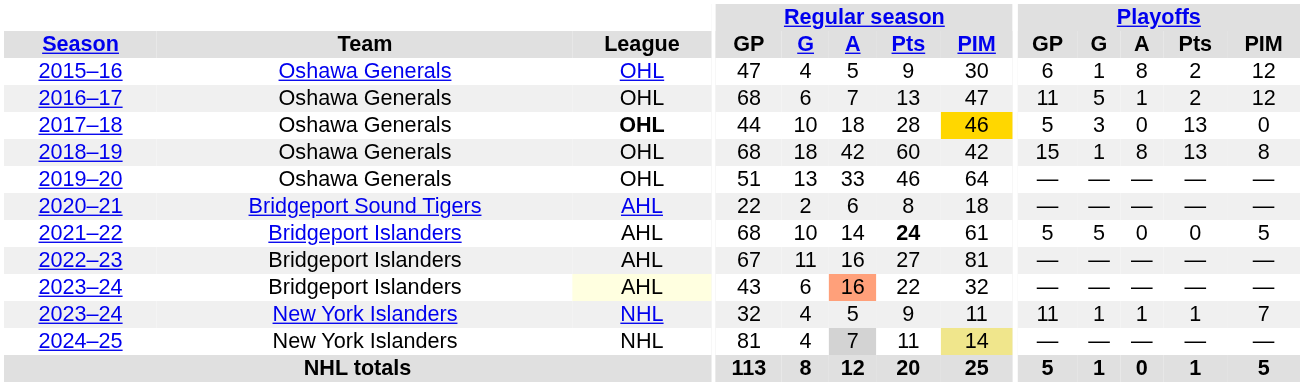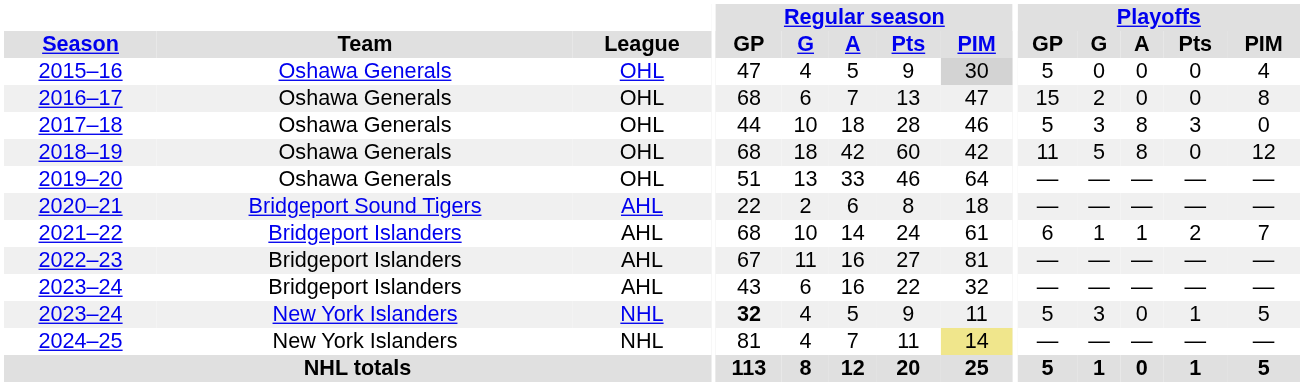(977, 71) no background -> (977, 71) lightgrey background
(1048, 71) 6 -> (1048, 71) 5
(1099, 71) 1 -> (1099, 71) 0
(1142, 71) 8 -> (1142, 71) 0
(1195, 71) 2 -> (1195, 71) 0
(1264, 71) 12 -> (1264, 71) 4
(1048, 98) 11 -> (1048, 98) 15
(1099, 98) 5 -> (1099, 98) 2
(1142, 98) 1 -> (1142, 98) 0
(1195, 98) 2 -> (1195, 98) 0
(1264, 98) 12 -> (1264, 98) 8
(642, 125) bold -> (642, 125) normal
(977, 125) gold background -> (977, 125) no background
(1142, 125) 0 -> (1142, 125) 8
(1195, 125) 13 -> (1195, 125) 3
(1048, 152) 15 -> (1048, 152) 11
(1099, 152) 1 -> (1099, 152) 5
(1195, 152) 13 -> (1195, 152) 0
(1264, 152) 8 -> (1264, 152) 12
(908, 233) bold -> (908, 233) normal
(1048, 233) 5 -> (1048, 233) 6
(1099, 233) 5 -> (1099, 233) 1
(1142, 233) 0 -> (1142, 233) 1
(1195, 233) 0 -> (1195, 233) 2
(1264, 233) 5 -> (1264, 233) 7
(642, 287) lightyellow background -> (642, 287) no background
(853, 287) lightsalmon background -> (853, 287) no background
(749, 314) normal -> (749, 314) bold
(1048, 314) 11 -> (1048, 314) 5
(1099, 314) 1 -> (1099, 314) 3
(1142, 314) 1 -> (1142, 314) 0
(1264, 314) 7 -> (1264, 314) 5
(853, 341) lightgrey background -> (853, 341) no background
